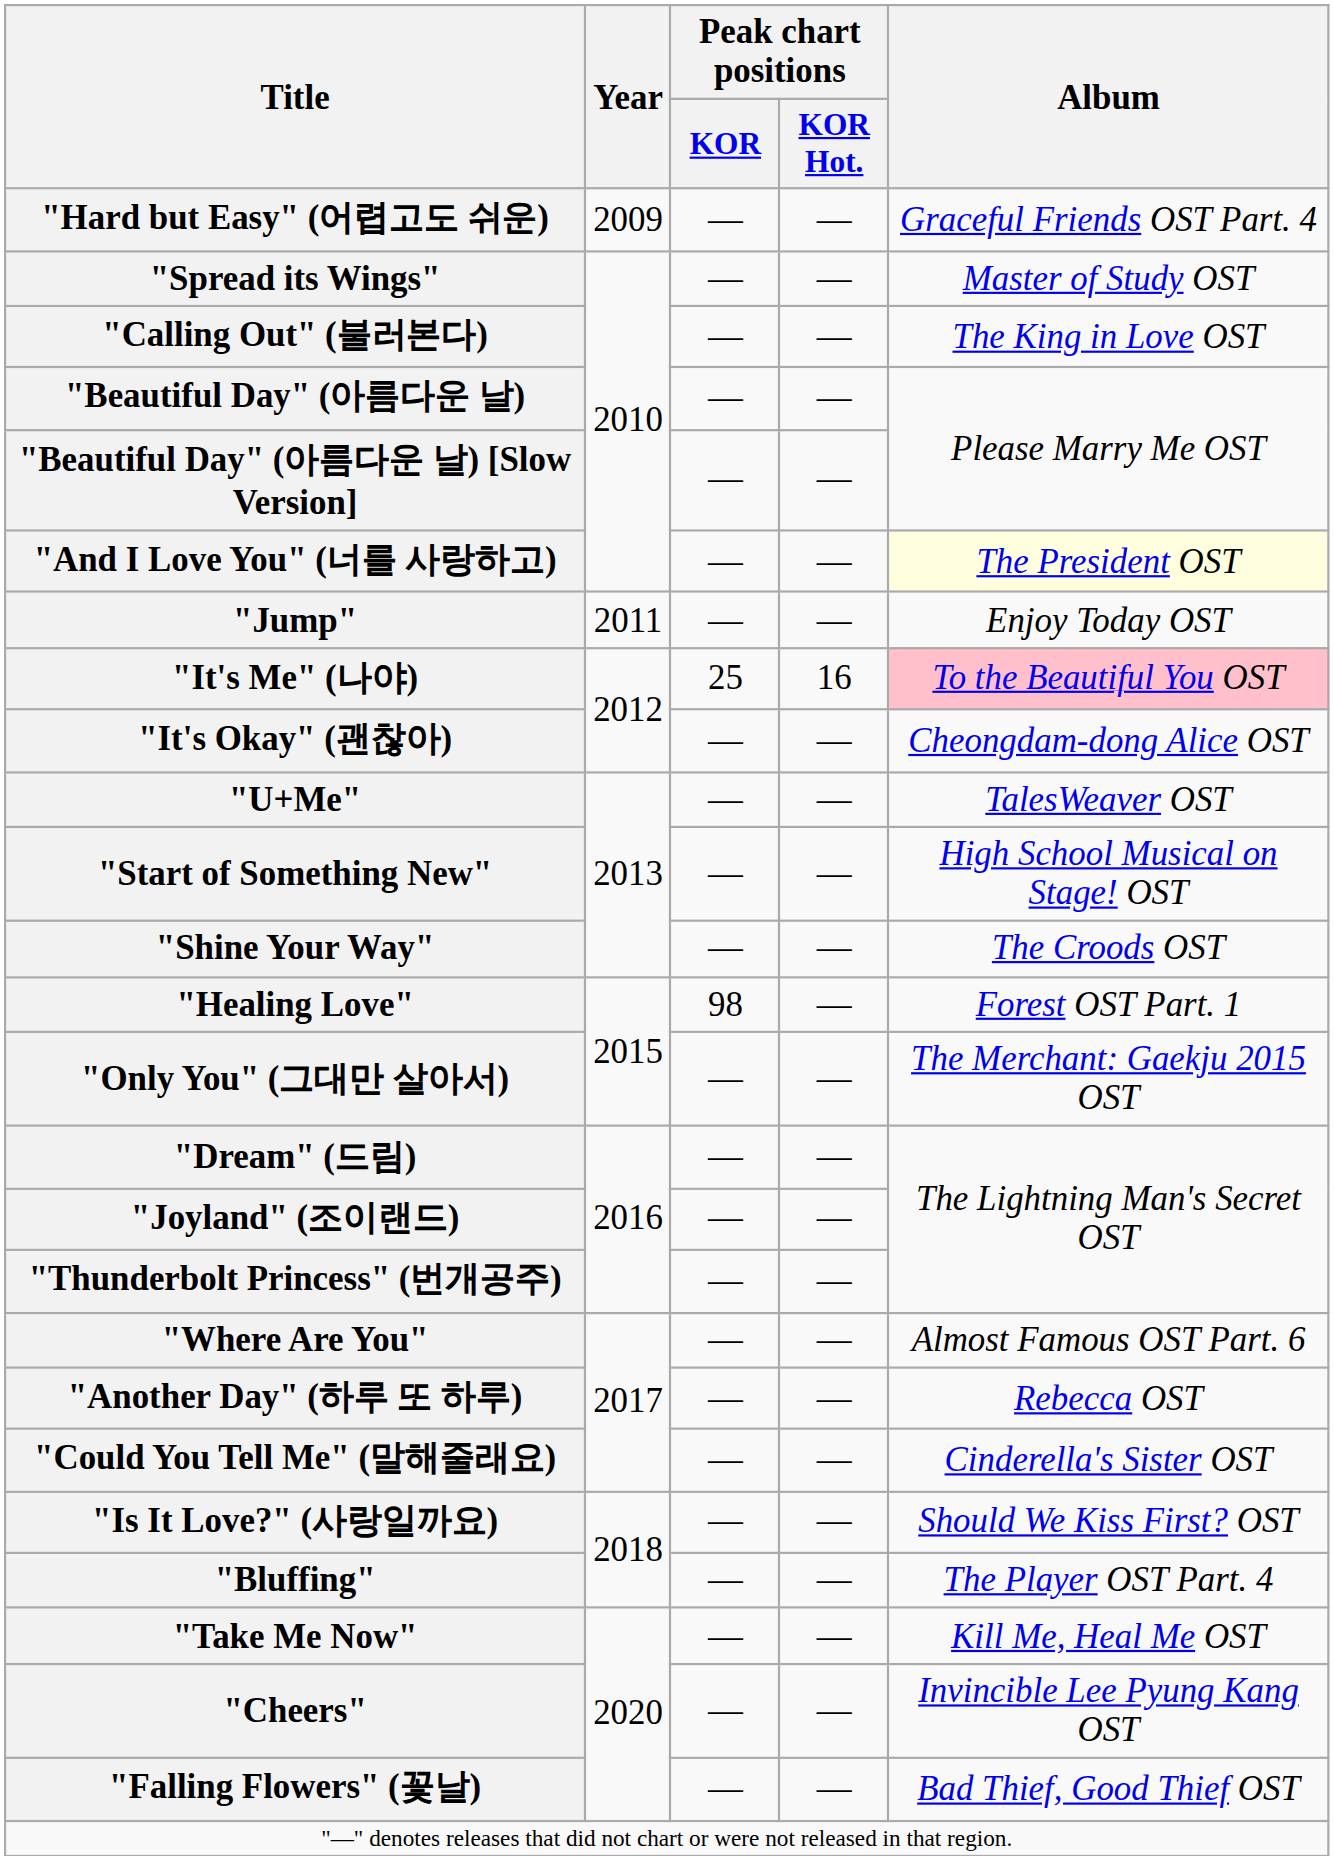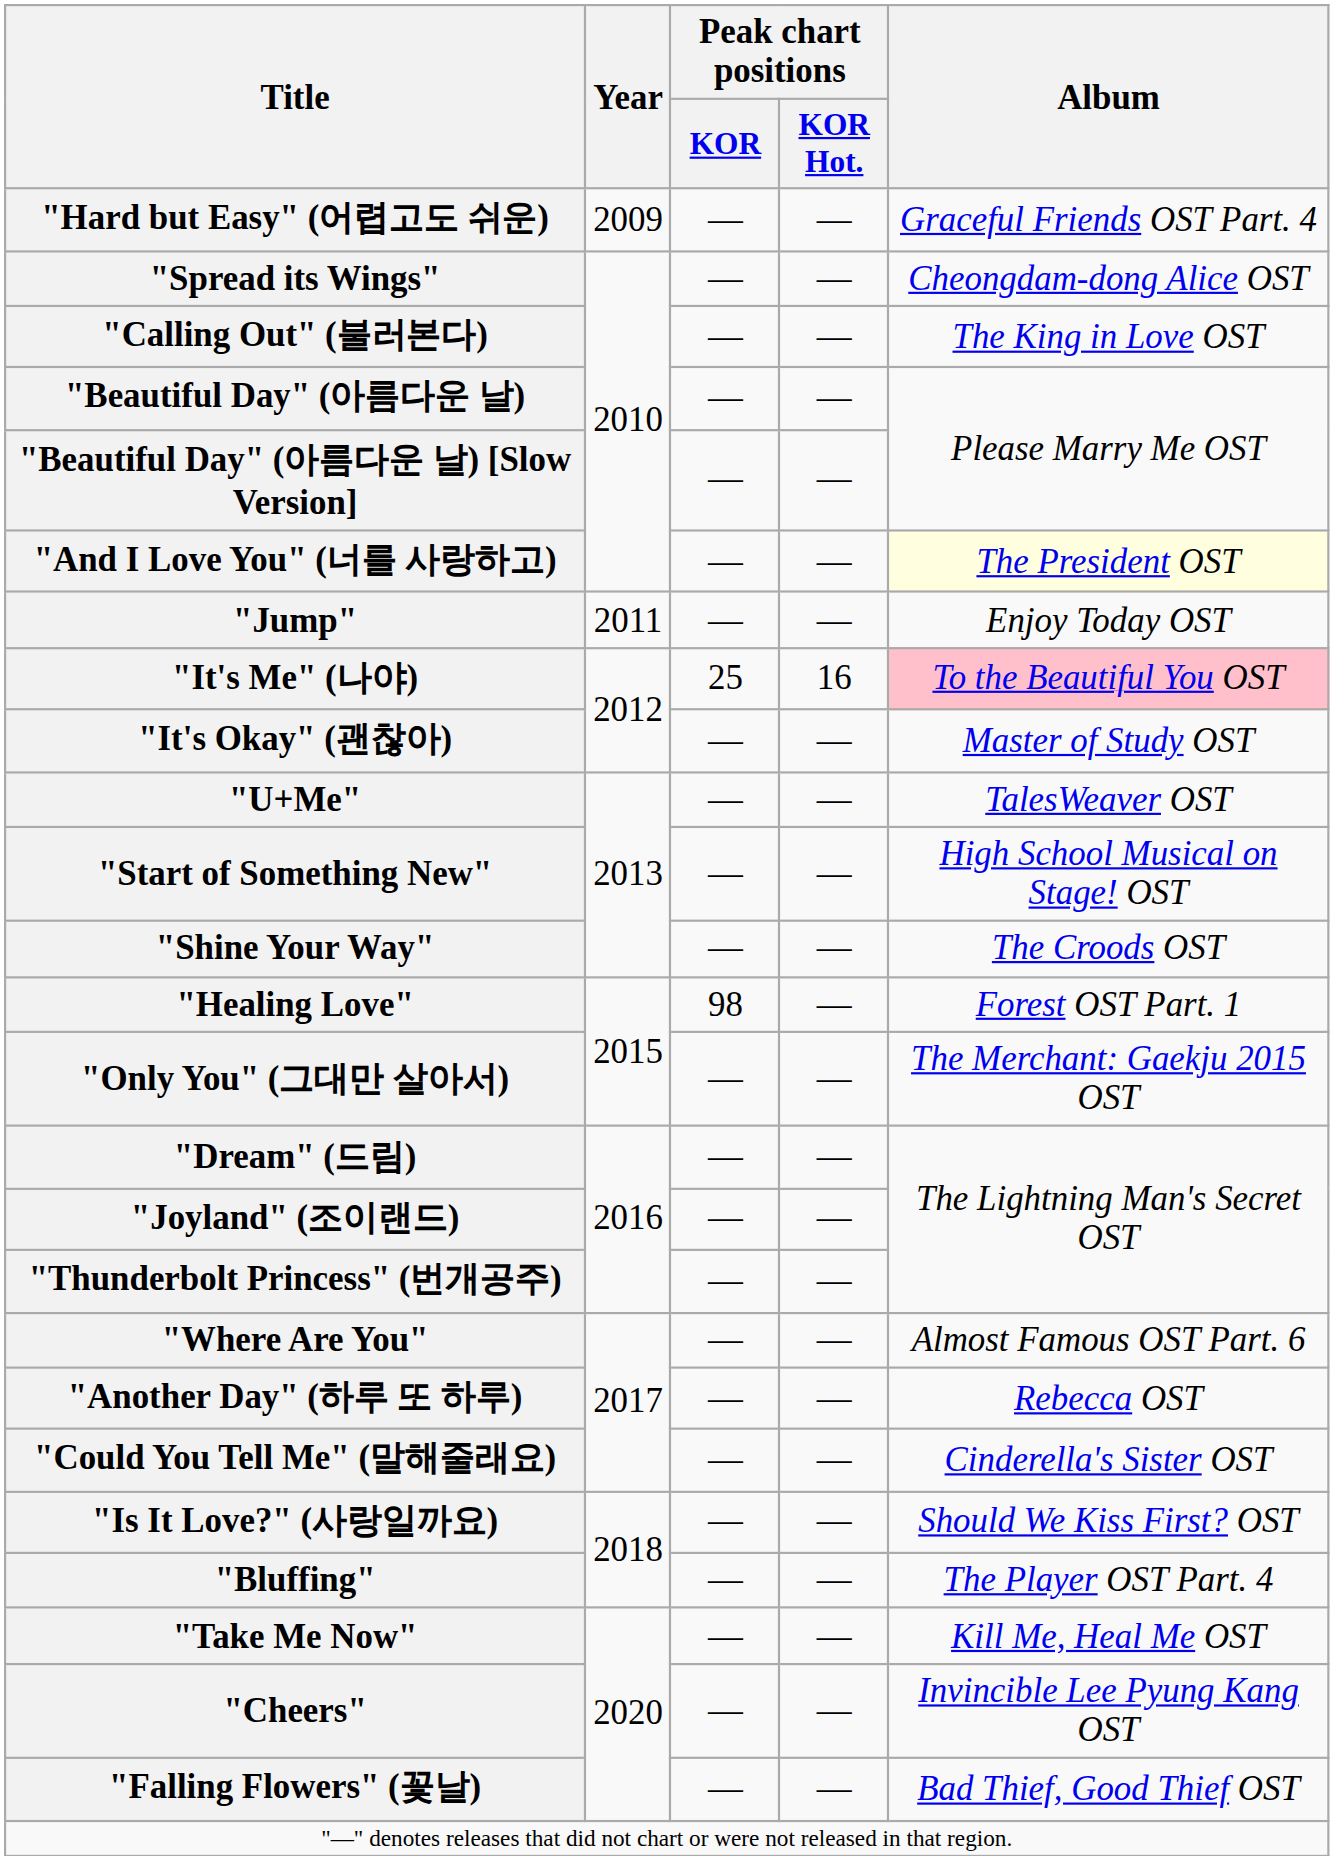(1109, 277) Master of Study OST -> (1109, 277) Cheongdam-dong Alice OST
(1109, 739) Cheongdam-dong Alice OST -> (1109, 739) Master of Study OST
